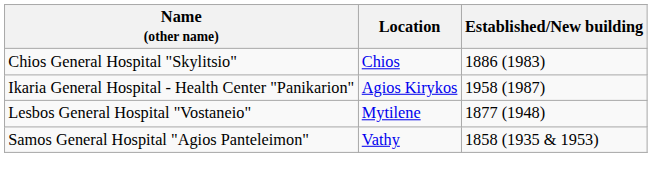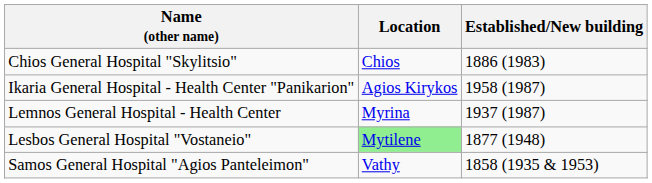+ row: (144, 113)
(391, 113) no background -> (391, 139) lightgreen background
